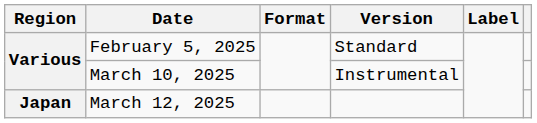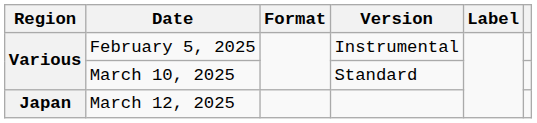(376, 47) Standard -> (397, 47) Instrumental
(397, 75) Instrumental -> (376, 75) Standard
